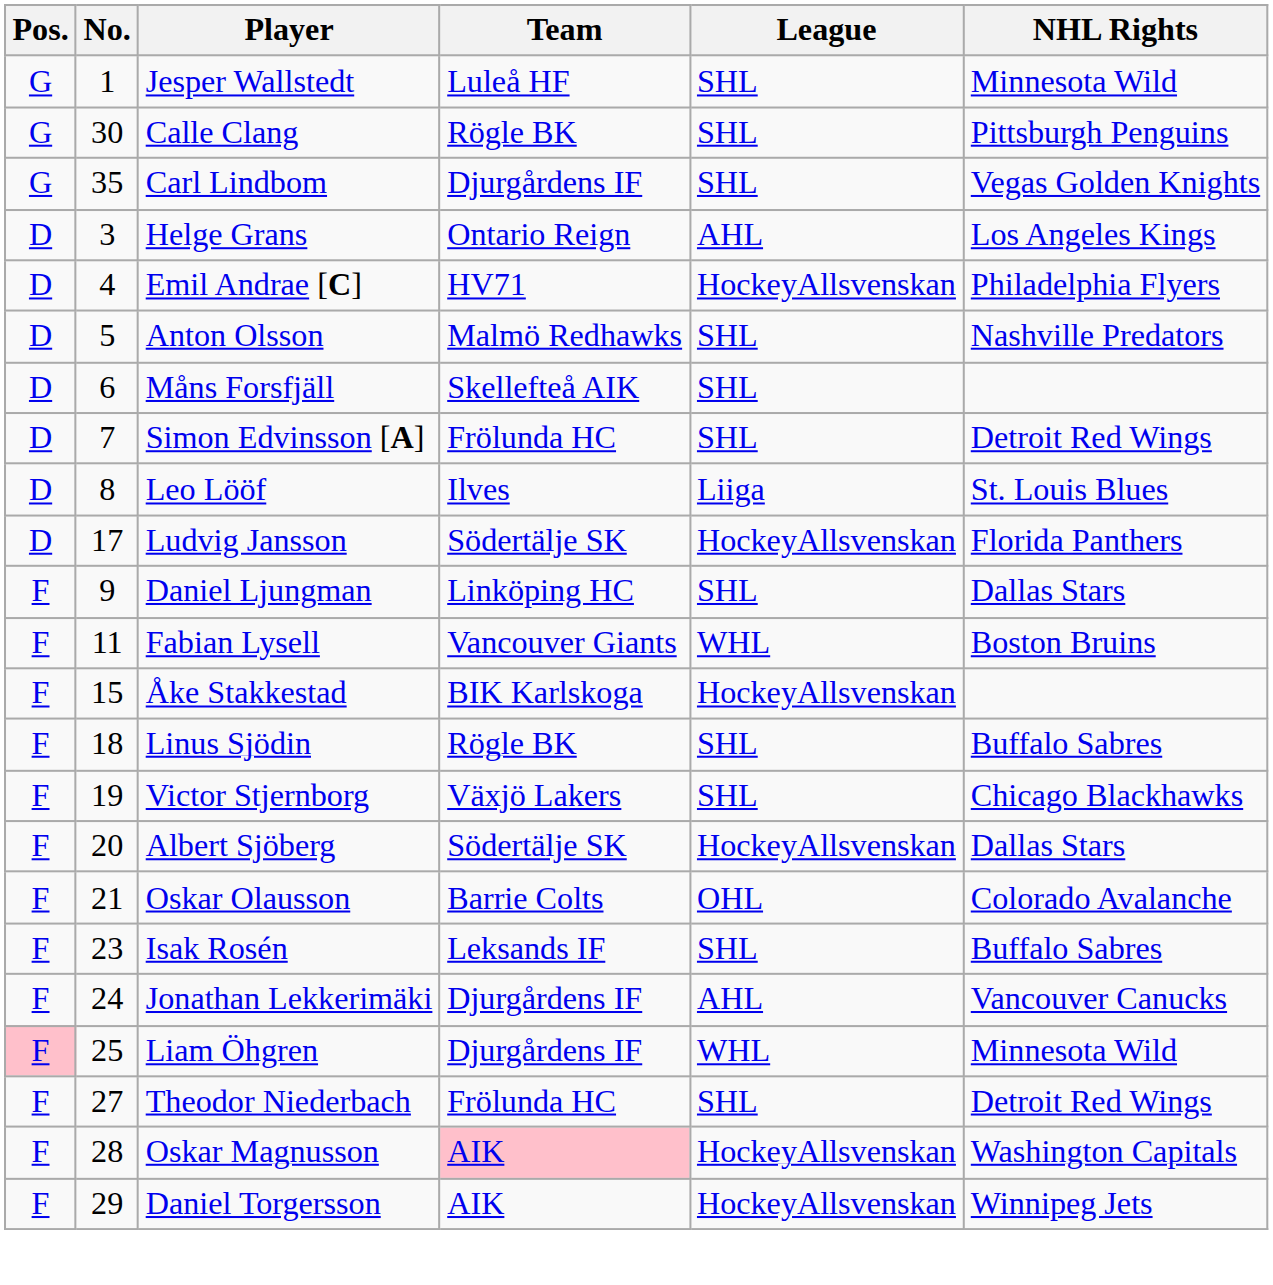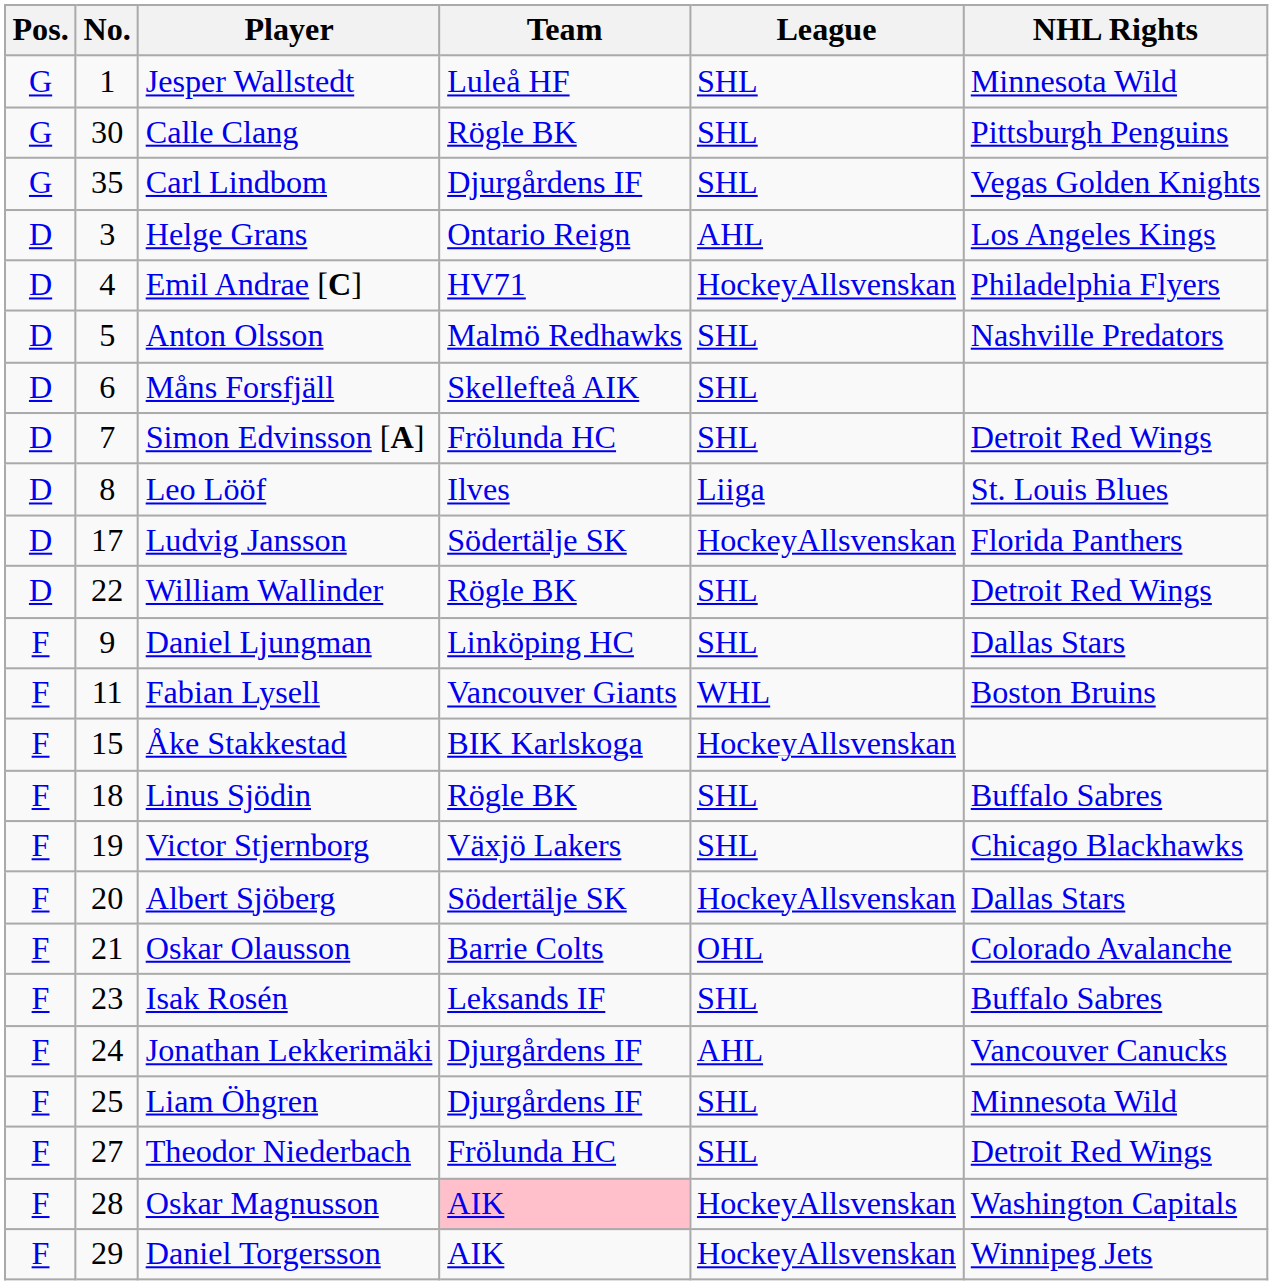+ row: (264, 591)
(41, 1050) pink background -> (41, 1101) no background
(734, 1050) WHL -> (727, 1101) SHL
